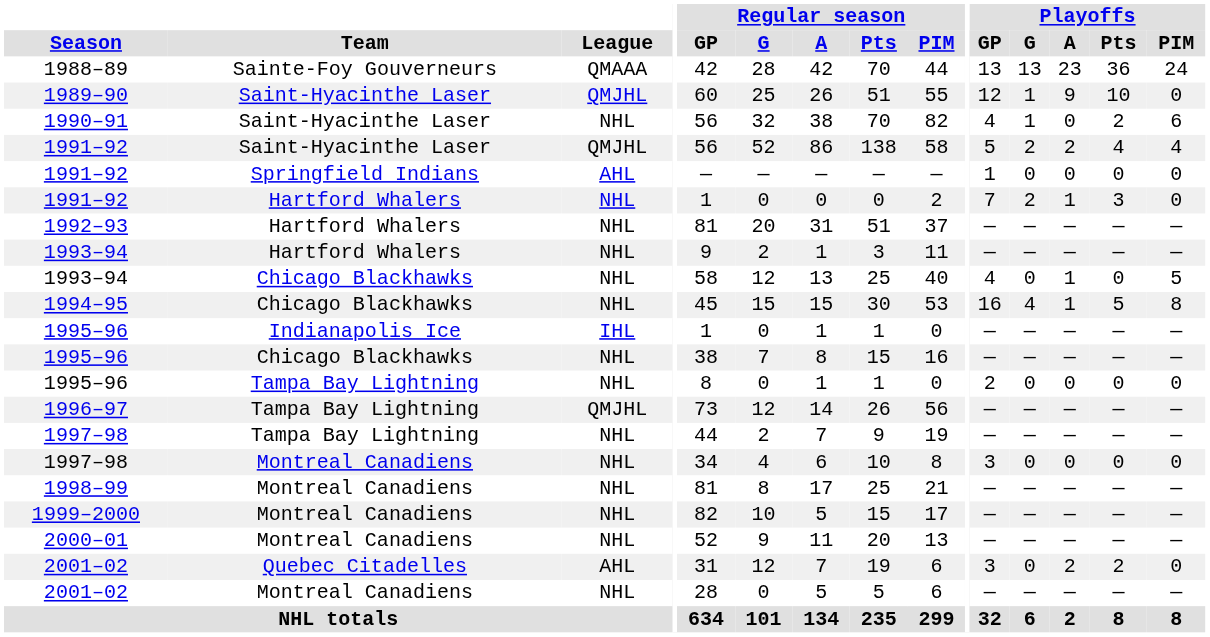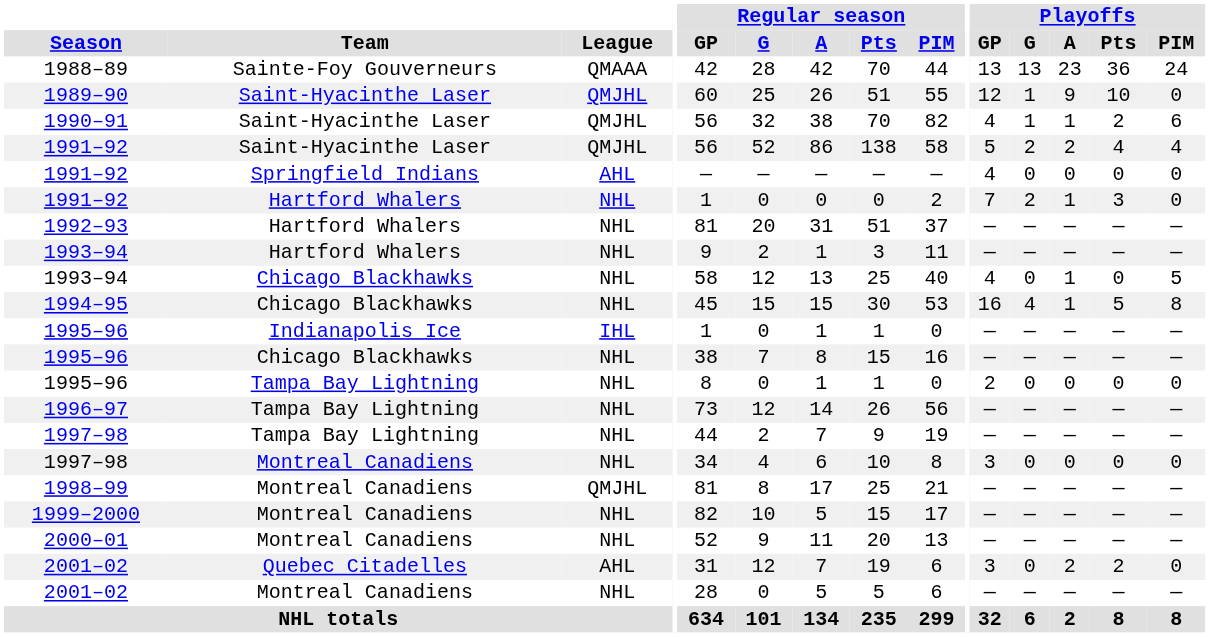(617, 122) NHL -> (617, 122) QMJHL
(1070, 122) 0 -> (1070, 122) 1
(990, 174) 1 -> (990, 174) 4
(617, 410) QMJHL -> (617, 410) NHL
(617, 488) NHL -> (617, 488) QMJHL
